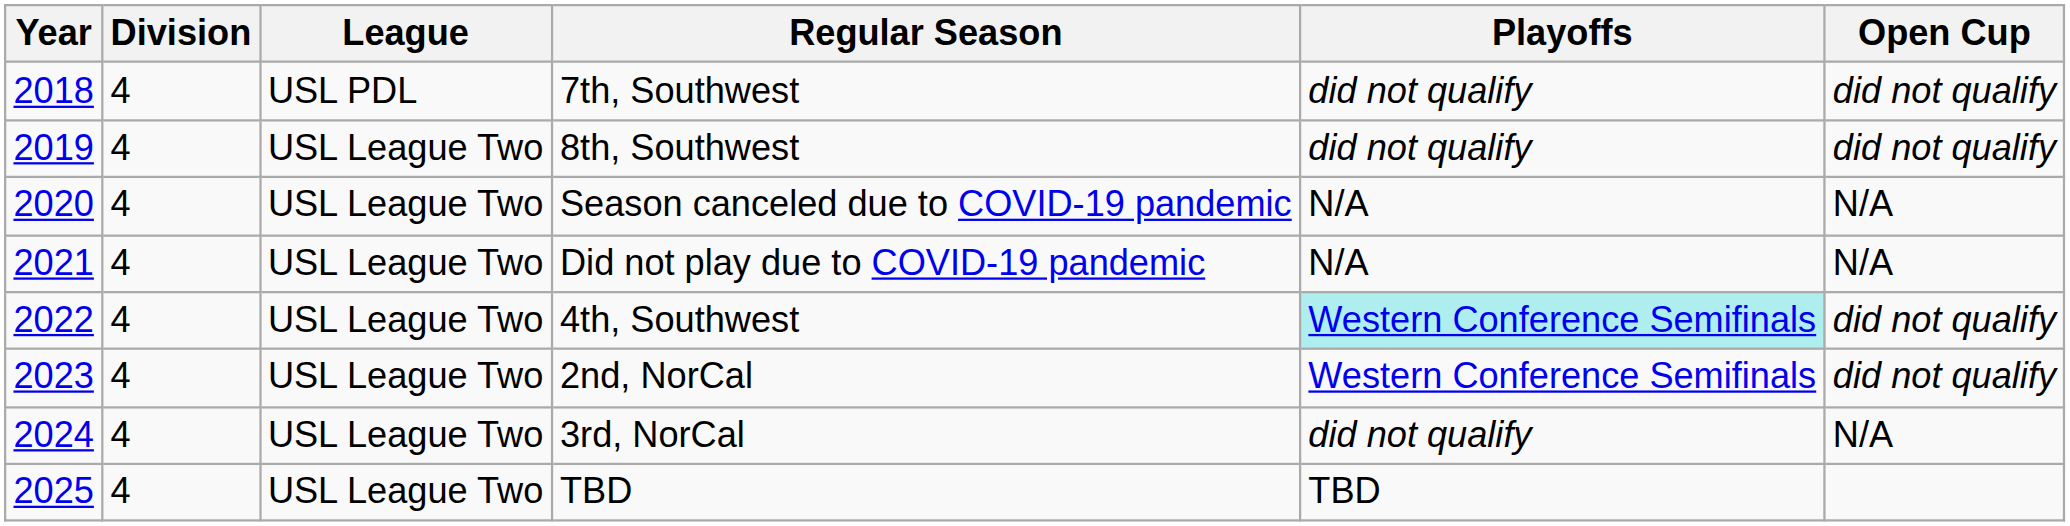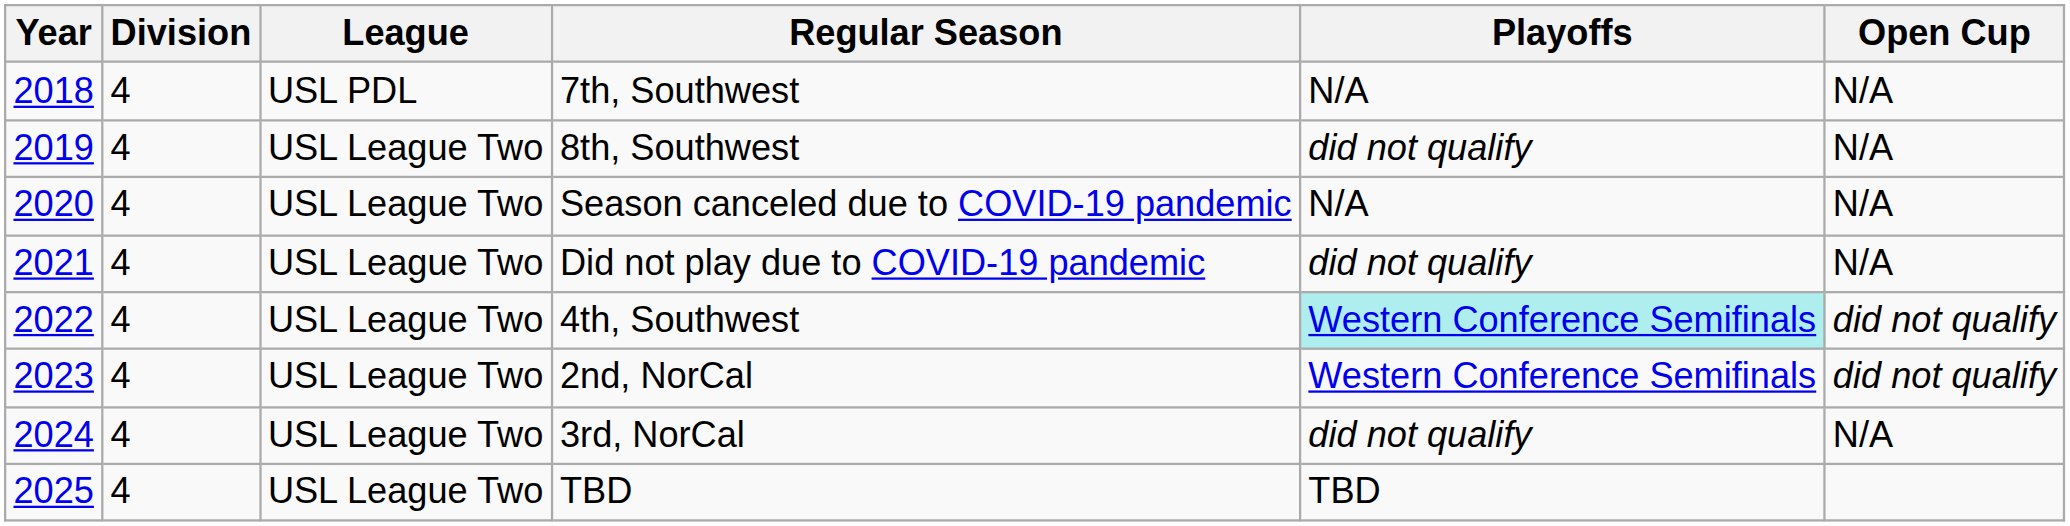(1420, 90) did not qualify -> (1339, 90) N/A
(1944, 90) did not qualify -> (1863, 90) N/A
(1944, 147) did not qualify -> (1863, 147) N/A
(1339, 262) N/A -> (1420, 262) did not qualify
